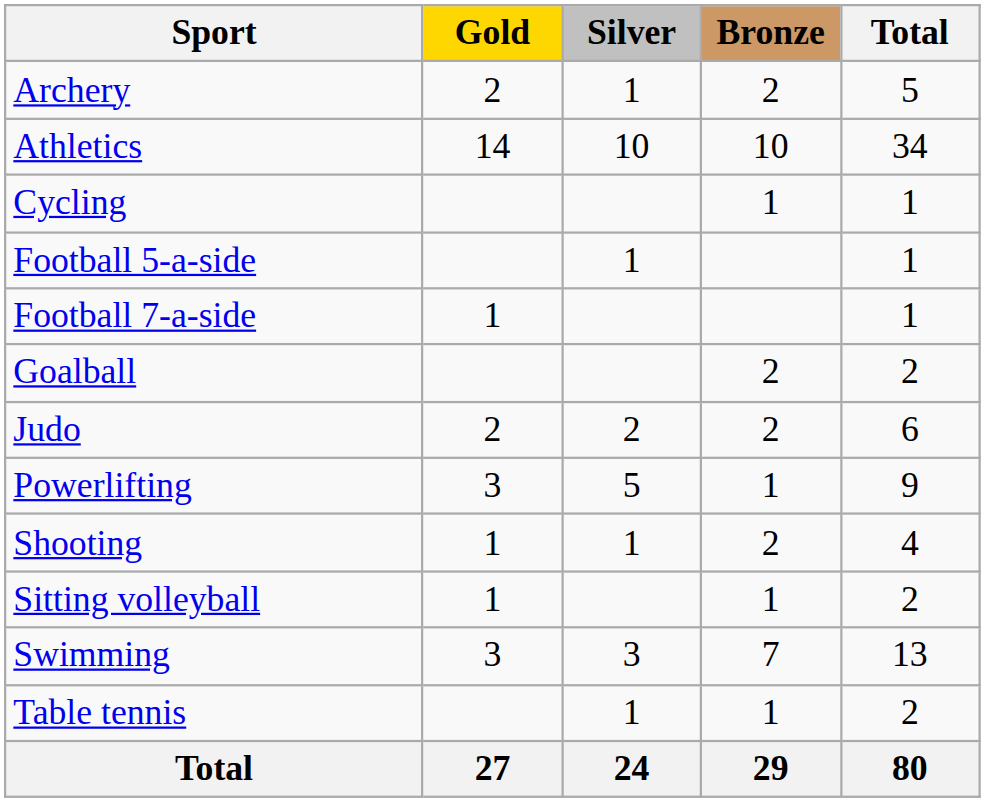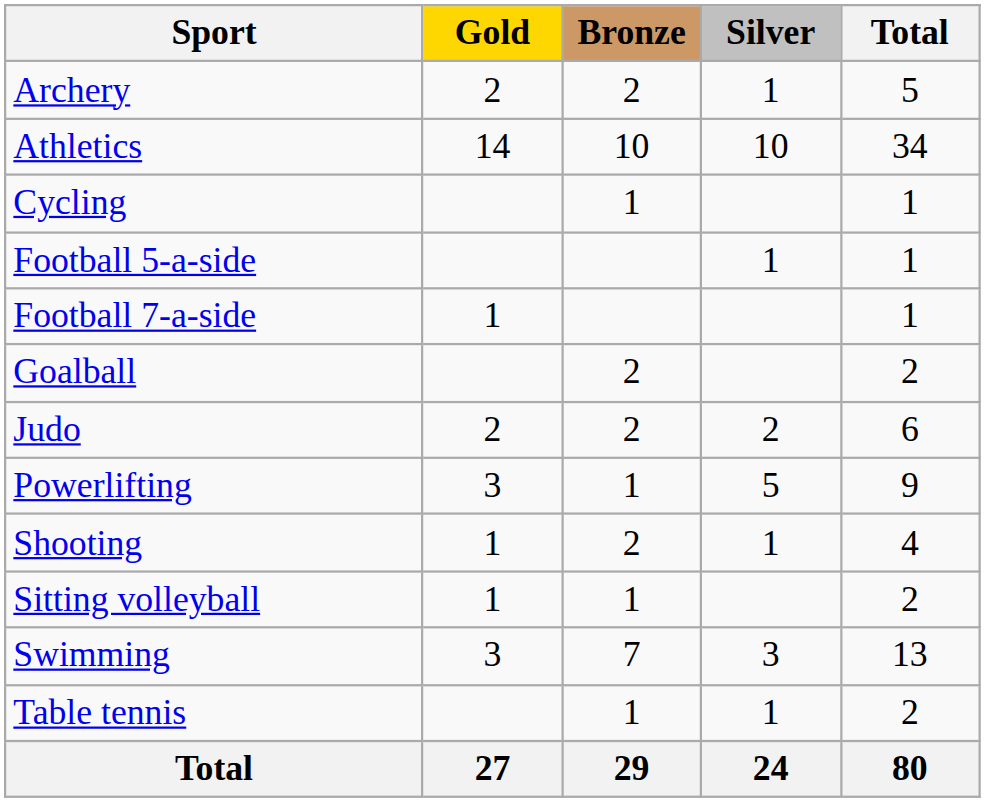columns swapped: (632, 32) <-> (771, 32)
